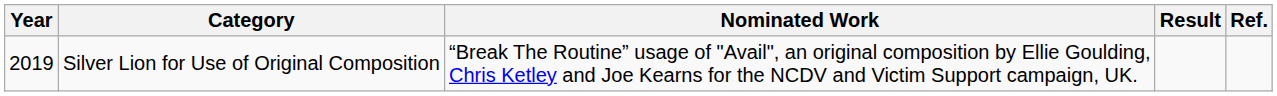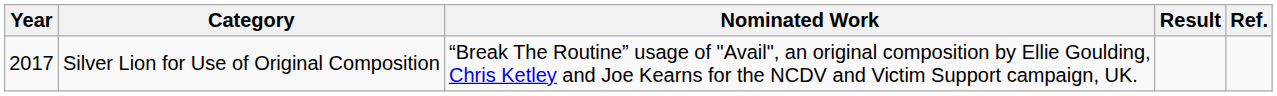(31, 63) 2019 -> (31, 63) 2017
